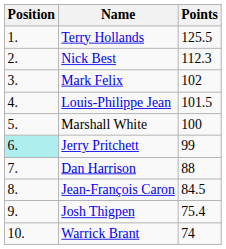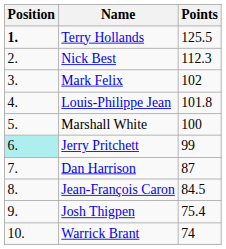(13, 37) normal -> (13, 37) bold
(197, 102) 101.5 -> (197, 102) 101.8
(188, 168) 88 -> (188, 168) 87
